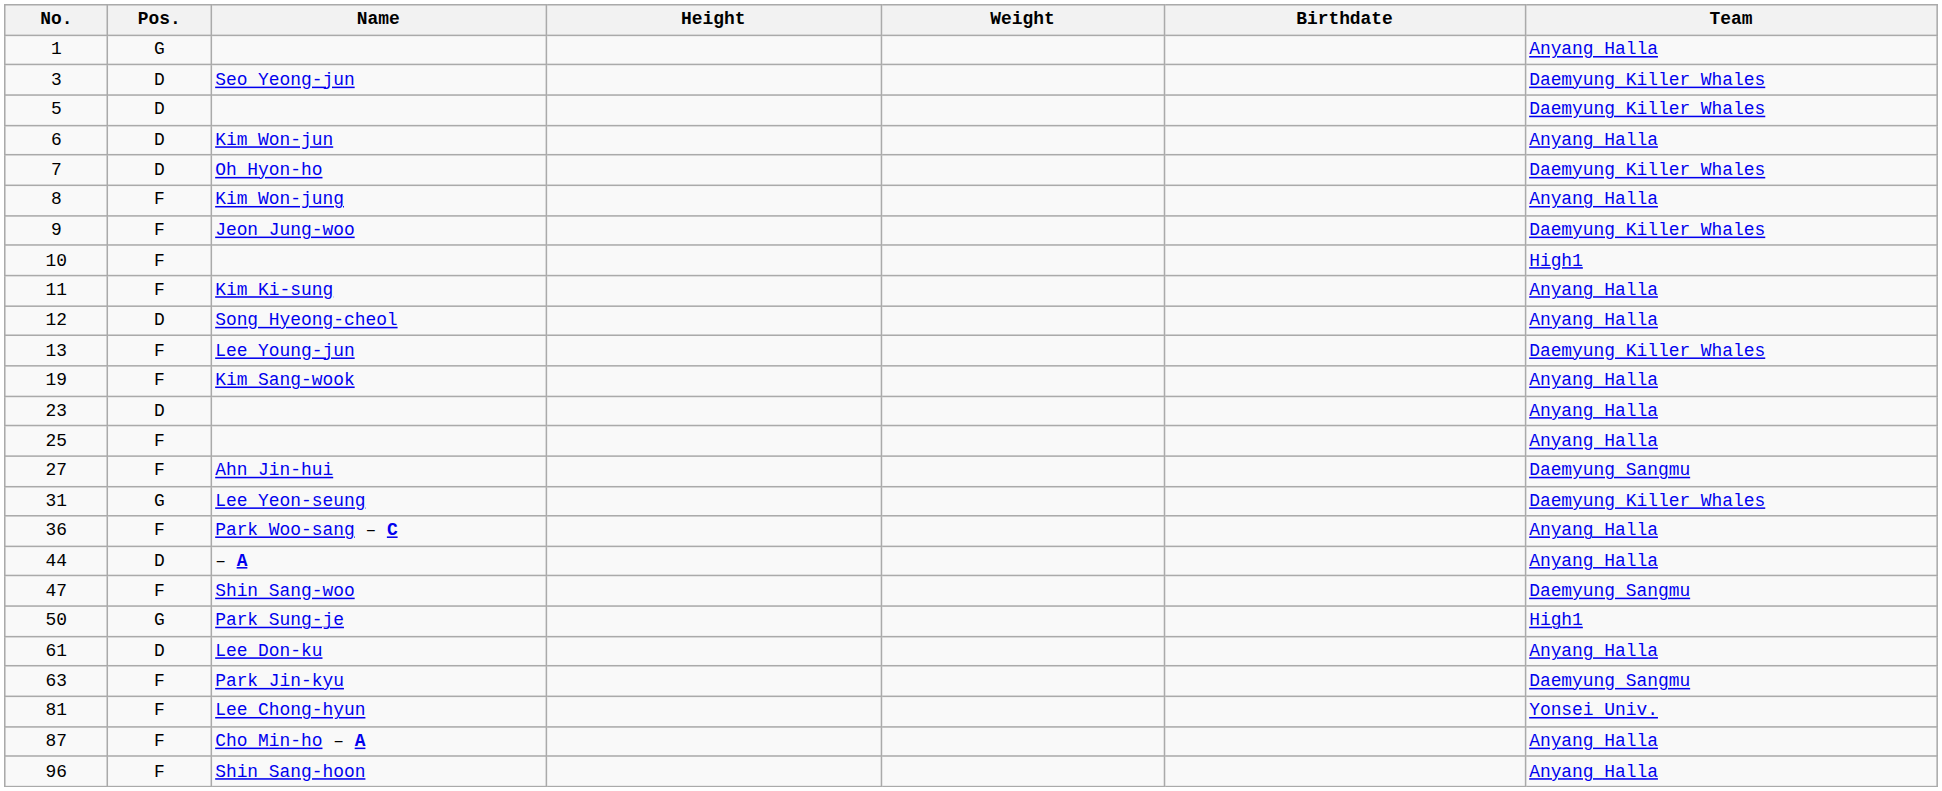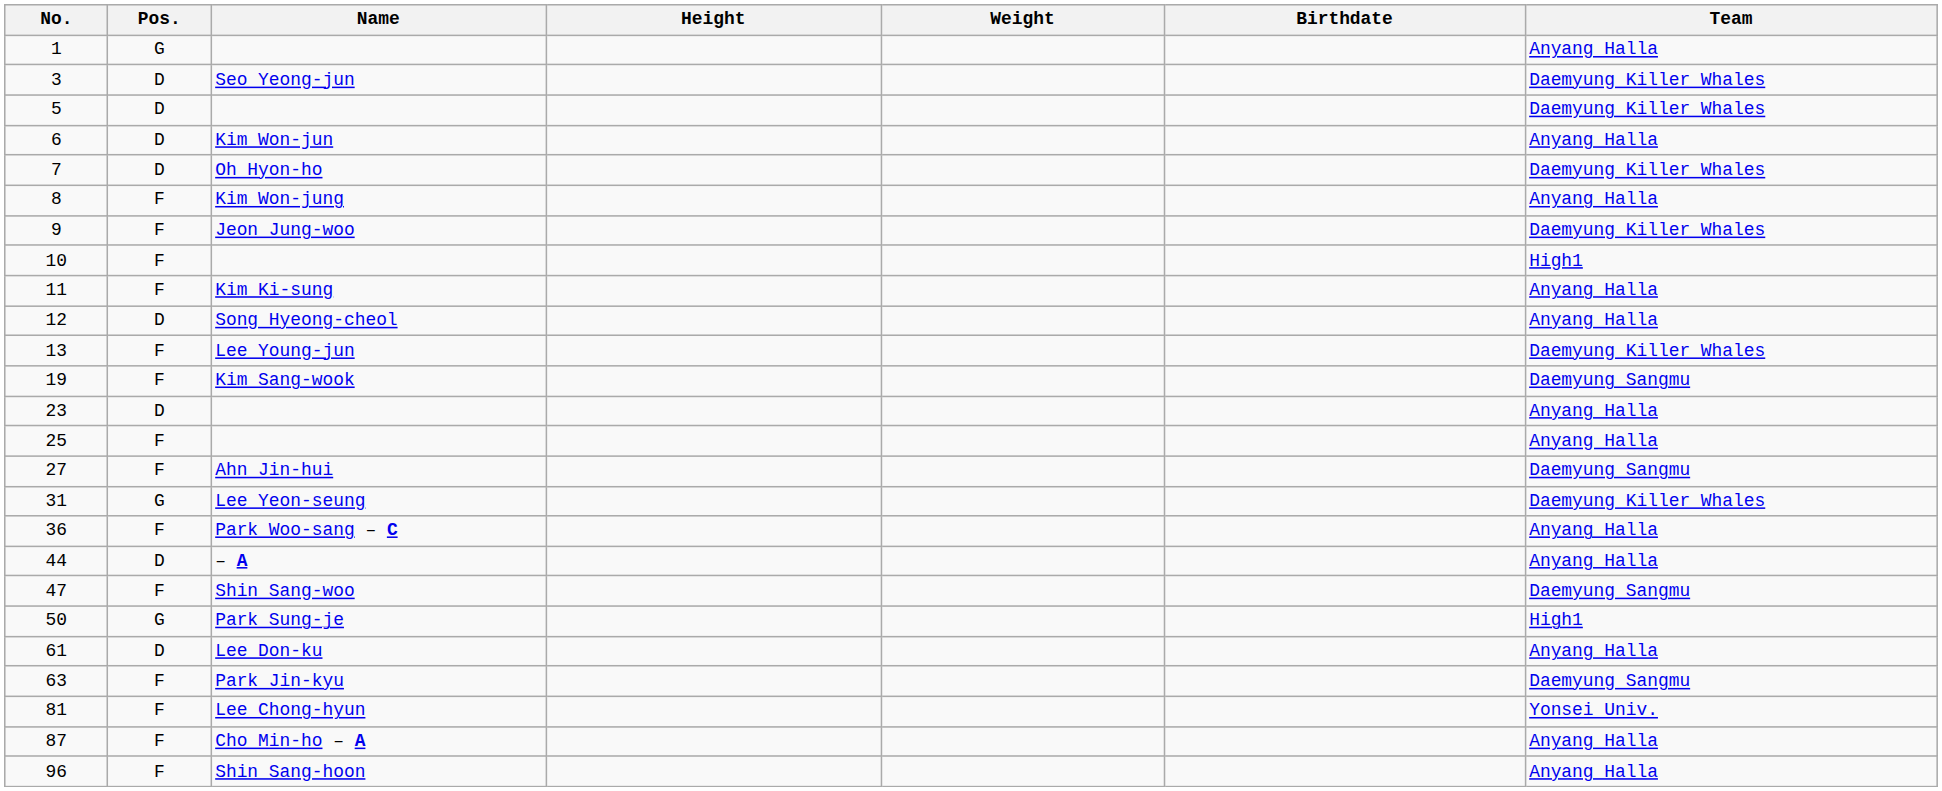(1594, 380) Anyang Halla -> (1610, 380) Daemyung Sangmu
